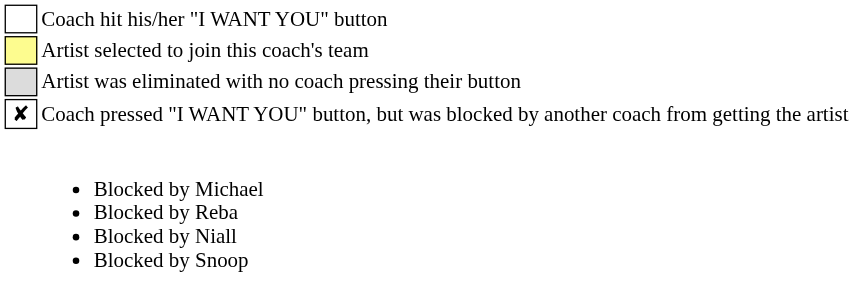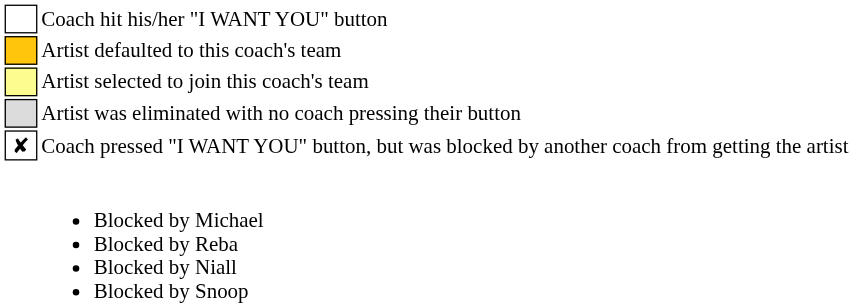+ row: (191, 50)
